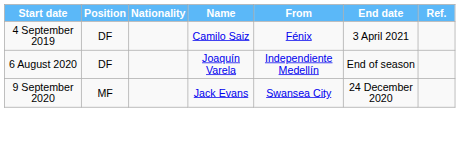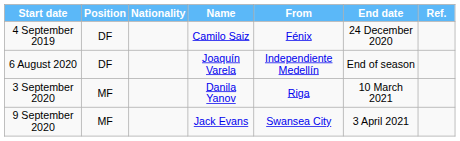(381, 36) 3 April 2021 -> (381, 36) 24 December 2020
+ row: (43, 93)
(381, 93) 24 December 2020 -> (381, 122) 3 April 2021
